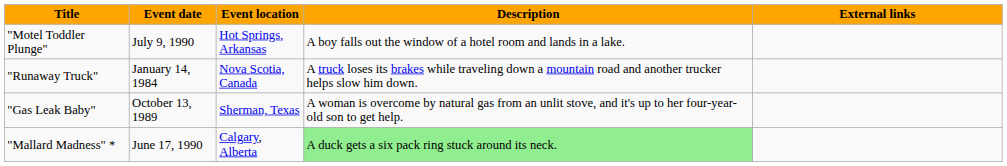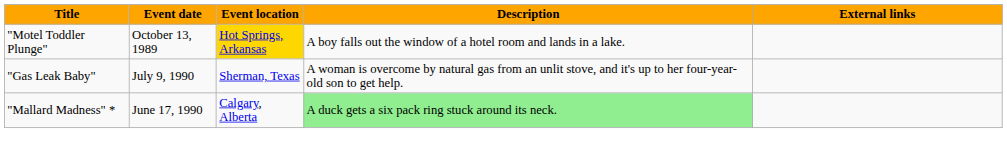(163, 41) July 9, 1990 -> (162, 41) October 13, 1989
(251, 41) no background -> (251, 41) gold background
- row: (53, 75)
(162, 110) October 13, 1989 -> (163, 75) July 9, 1990
